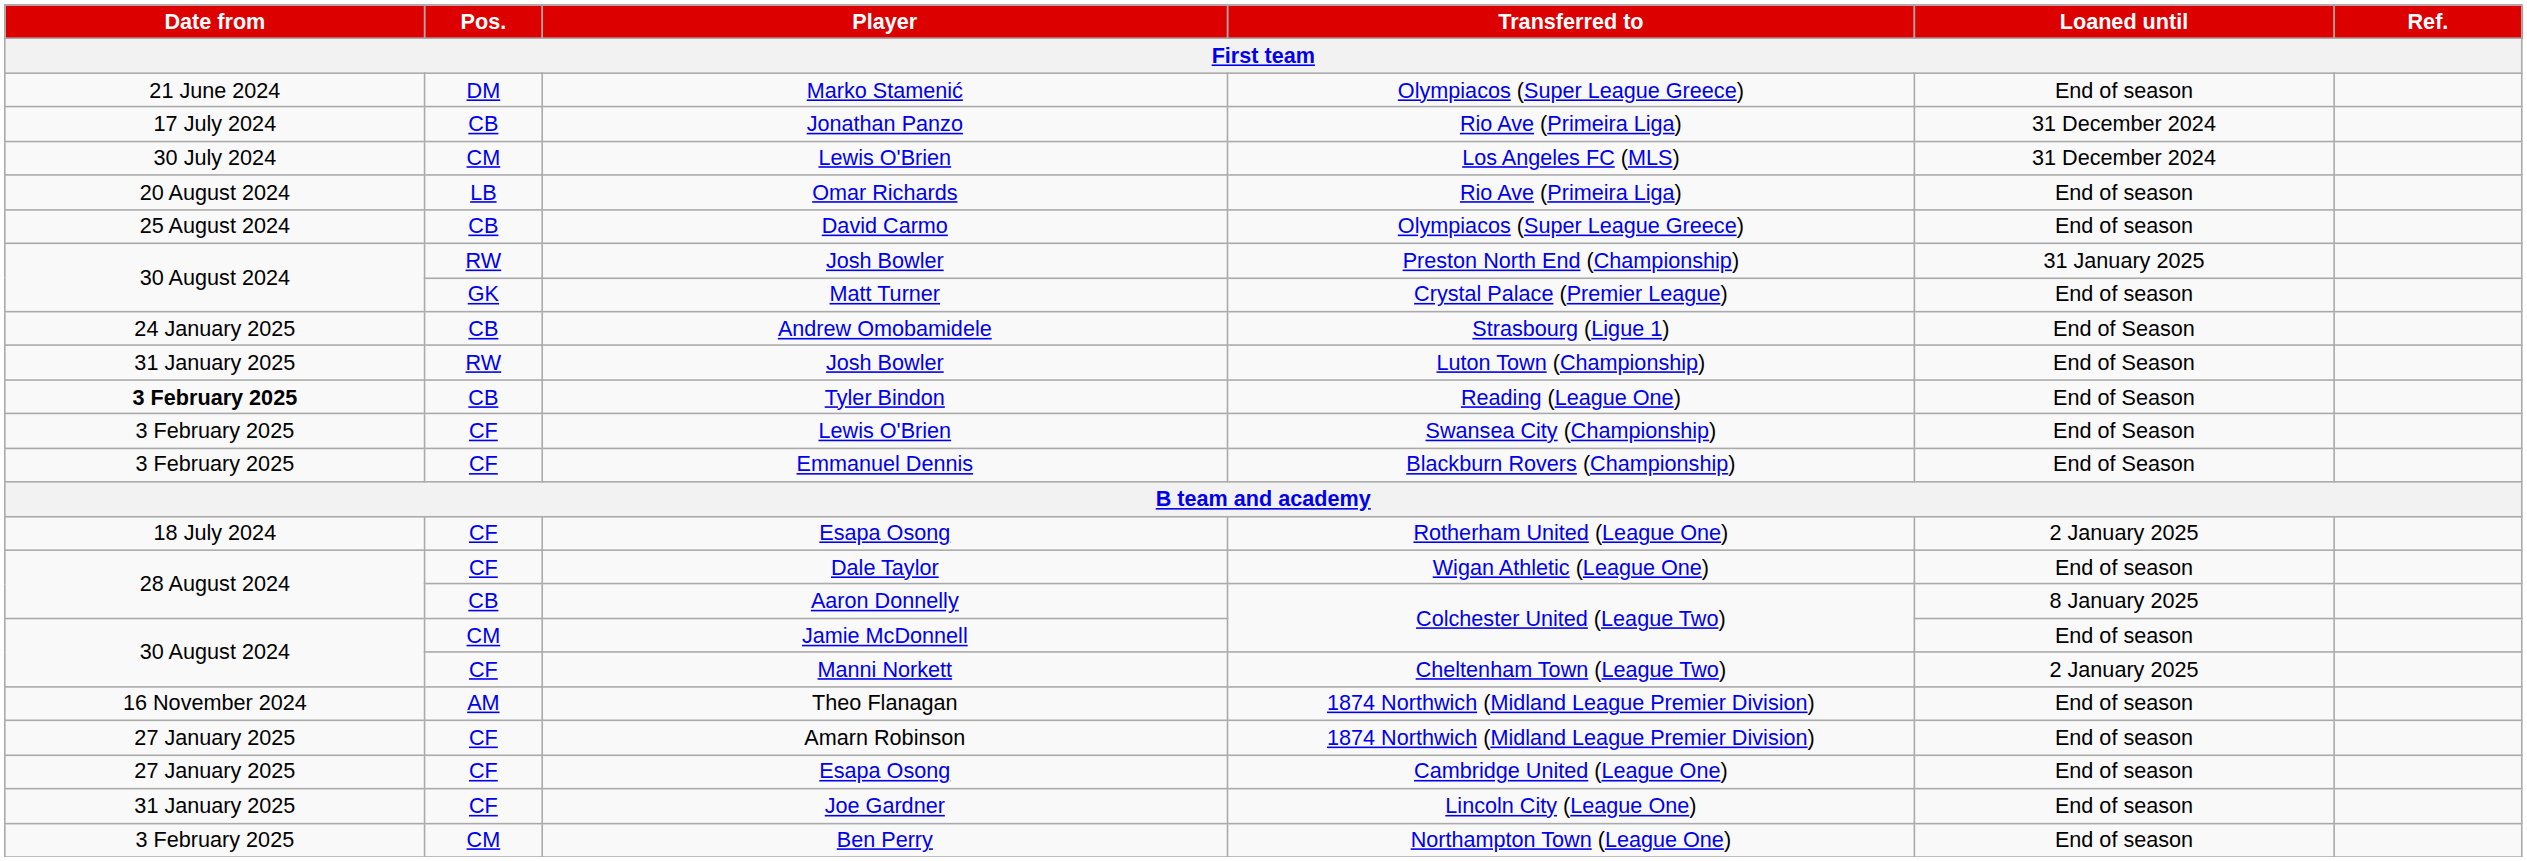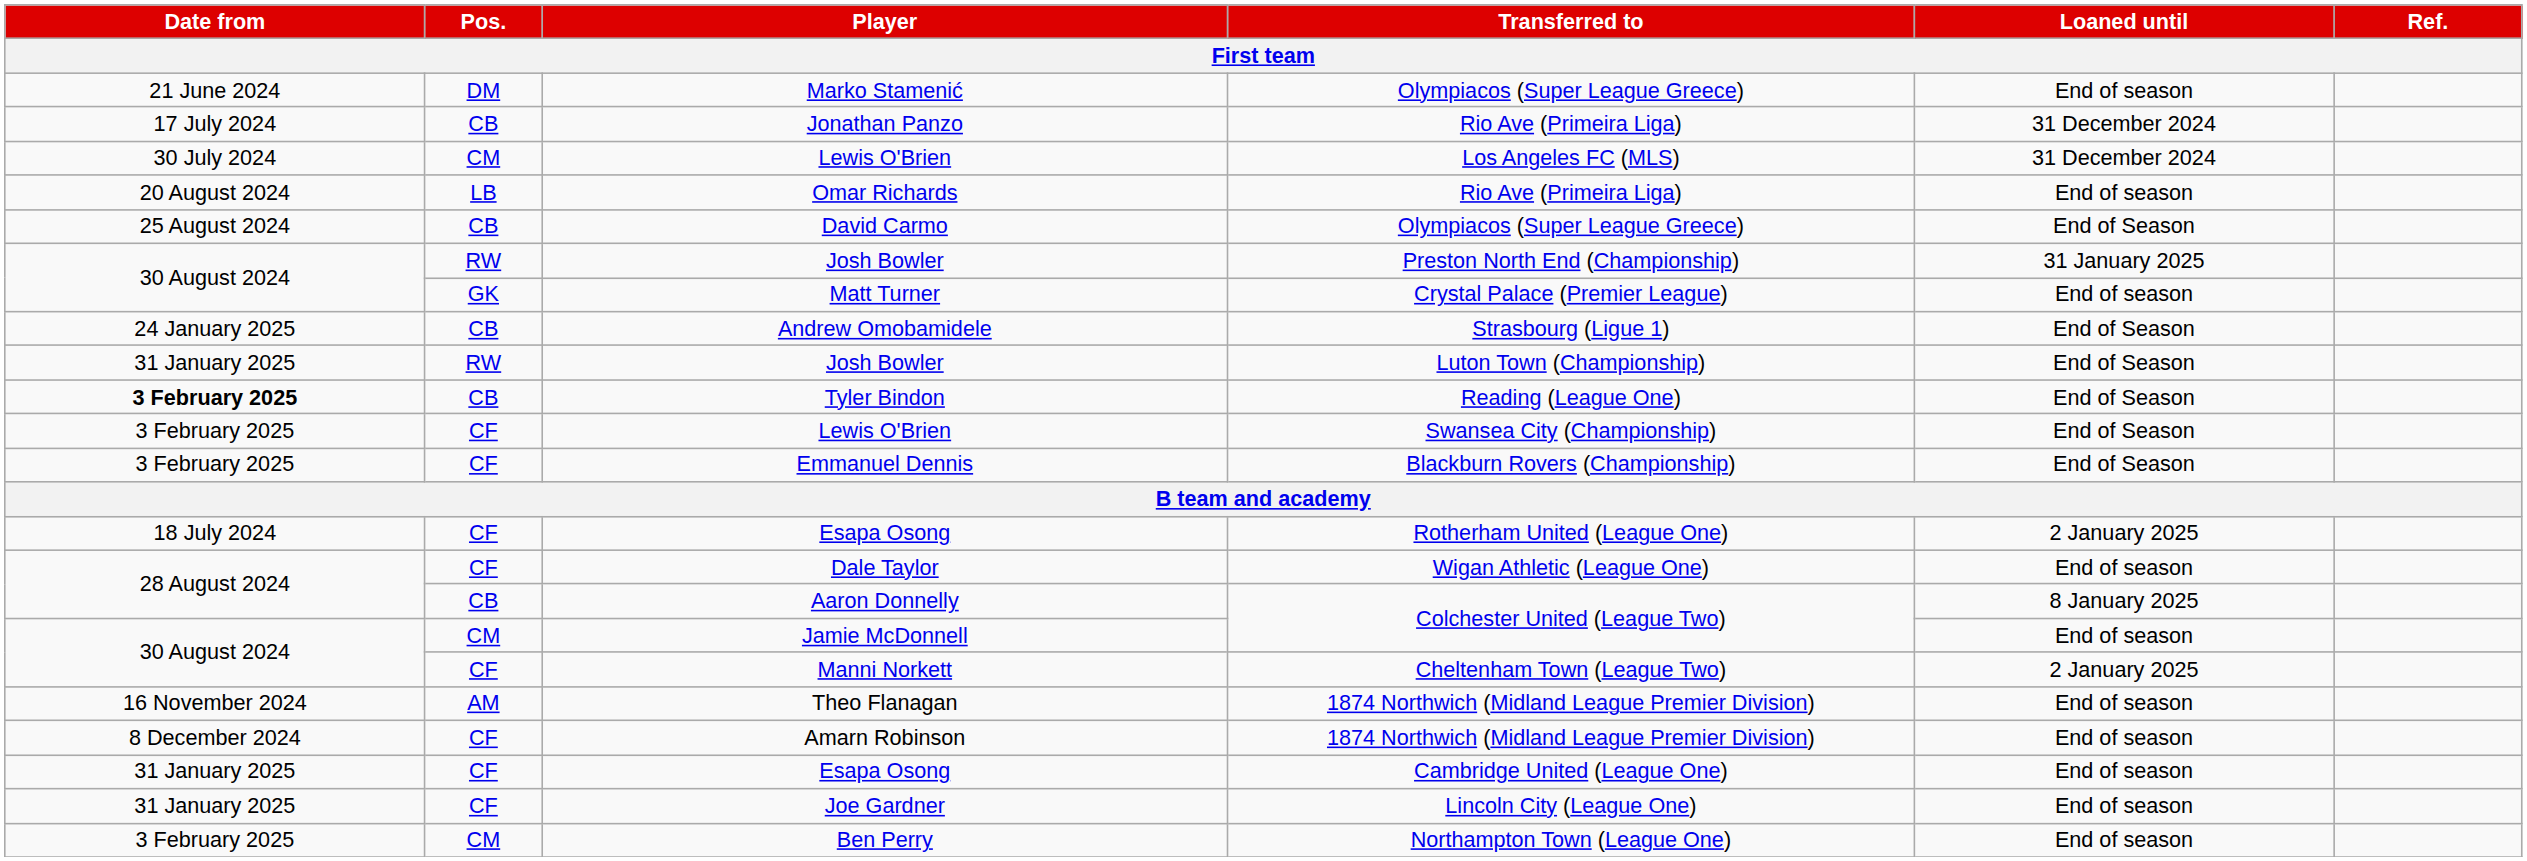(2124, 226) End of season -> (2124, 226) End of Season
(215, 737) 27 January 2025 -> (215, 737) 8 December 2024
(215, 771) 27 January 2025 -> (215, 771) 31 January 2025
